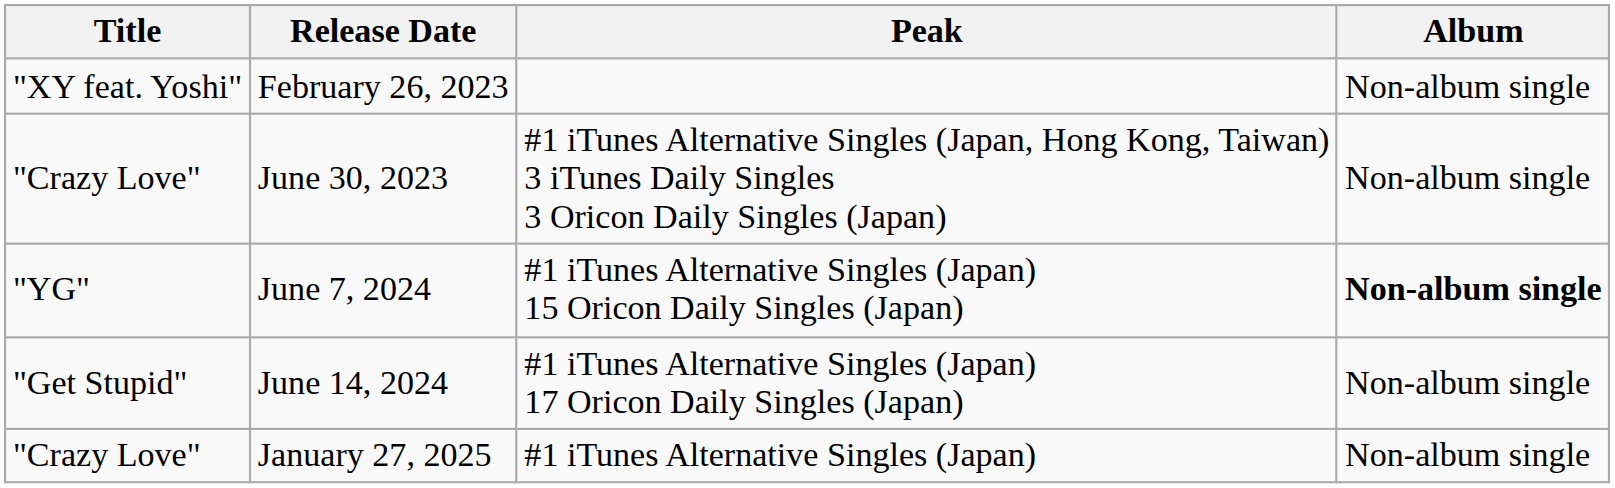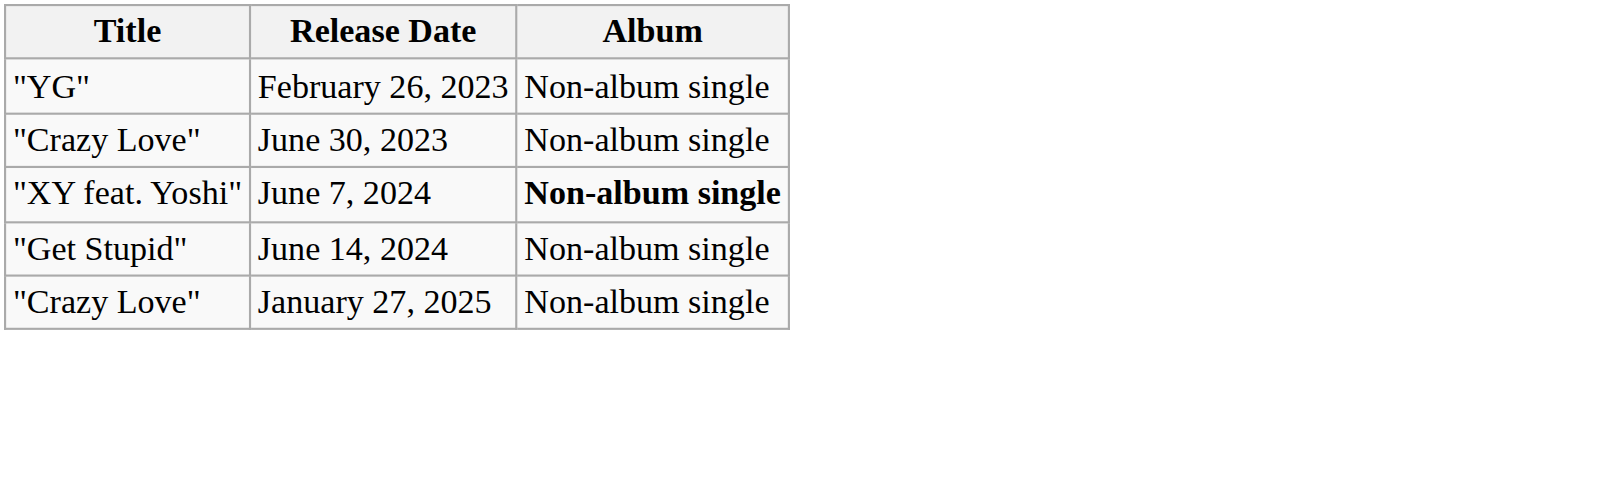- column: (927, 31)
(128, 85) "XY feat. Yoshi" -> (51, 85) "YG"
(51, 289) "YG" -> (128, 193) "XY feat. Yoshi"
